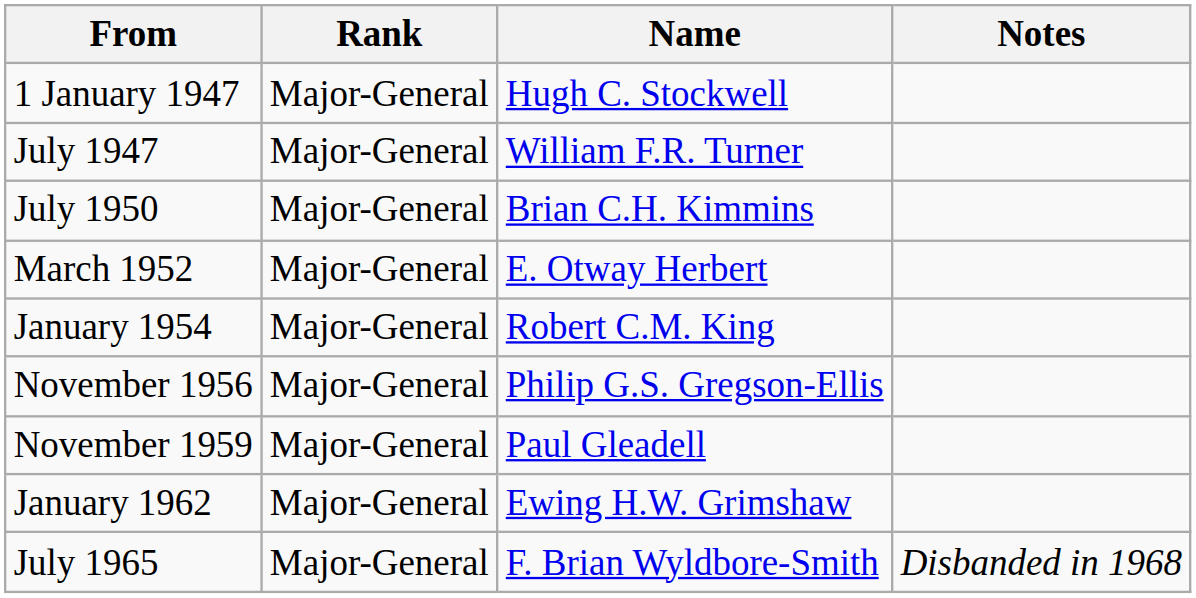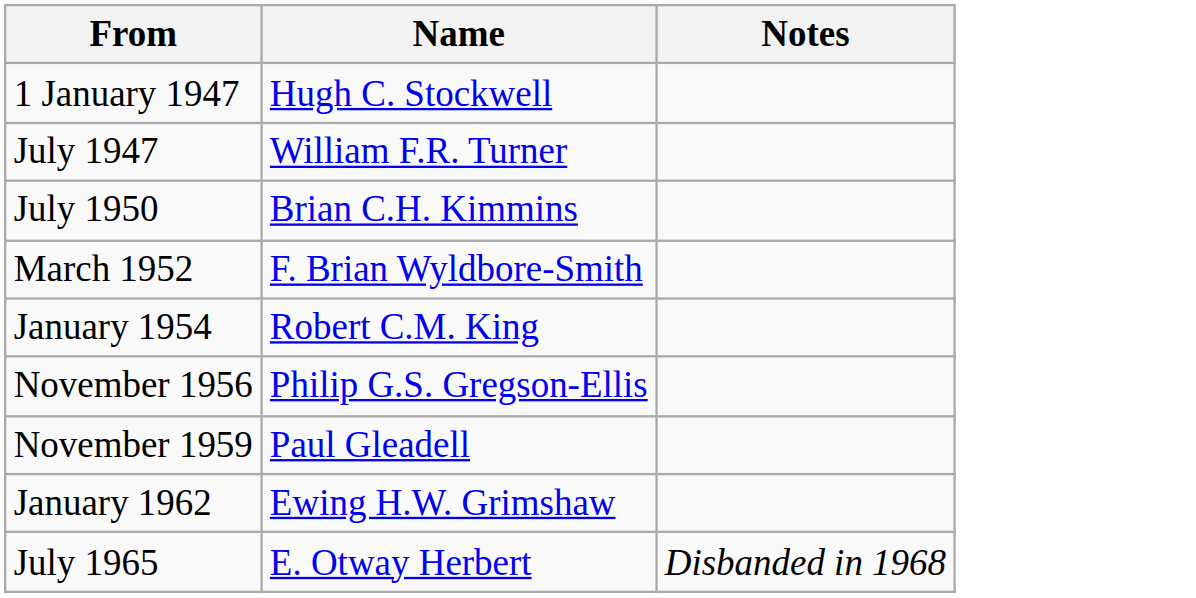- column: (379, 33)
(637, 268) E. Otway Herbert -> (456, 268) F. Brian Wyldbore-Smith
(692, 561) F. Brian Wyldbore-Smith -> (401, 561) E. Otway Herbert
